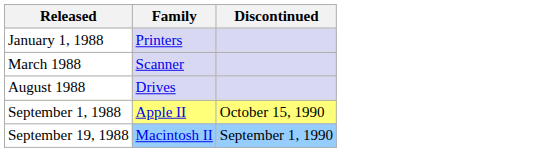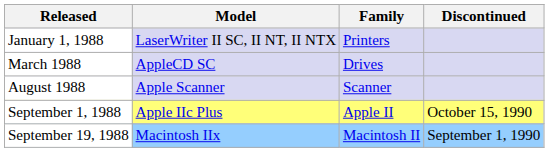+ column: (236, 16)
(160, 64) Scanner -> (363, 64) Drives
(156, 87) Drives -> (367, 87) Scanner
